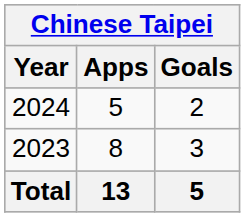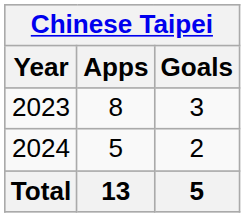rows swapped: (41, 149) <-> (41, 107)
